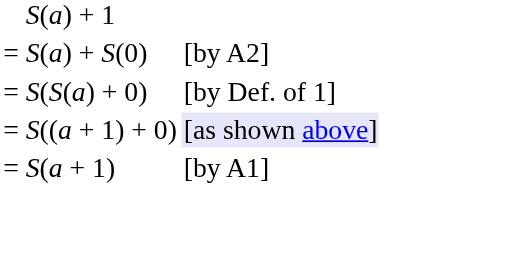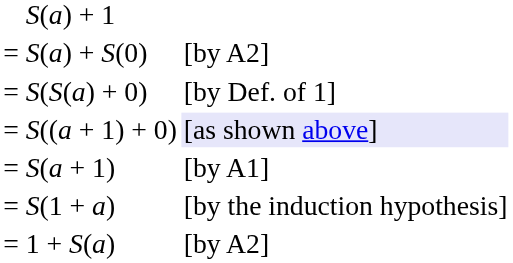+ row: (70, 205)
+ row: (70, 243)
